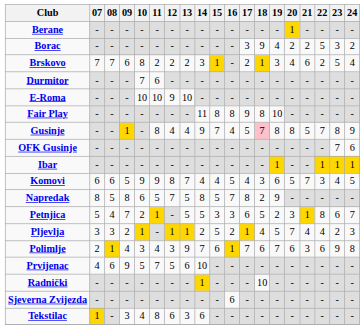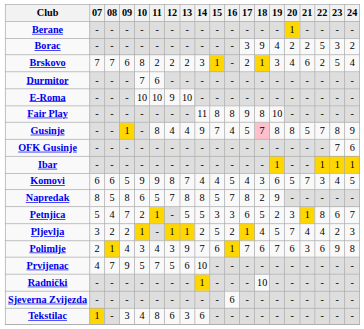(187, 198) 5 -> (187, 198) 8
(112, 232) 3 -> (112, 232) 2
(112, 266) 6 -> (112, 266) 7
